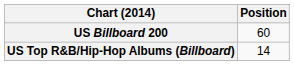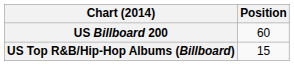(263, 51) 14 -> (263, 51) 15
